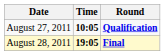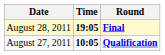rows swapped: (39, 27) <-> (39, 43)
